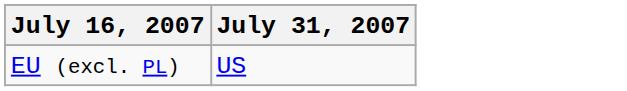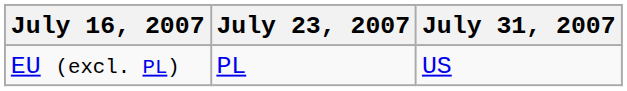+ column: (313, 25)
